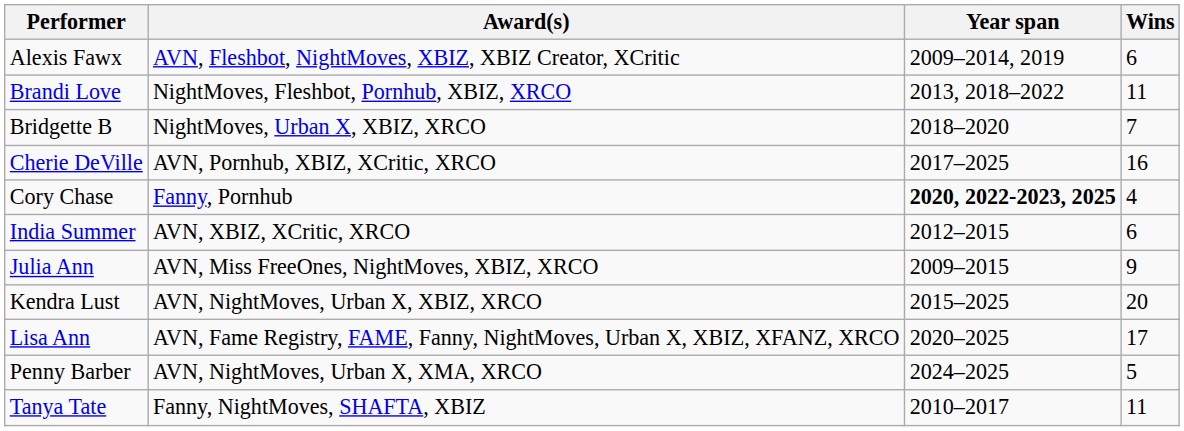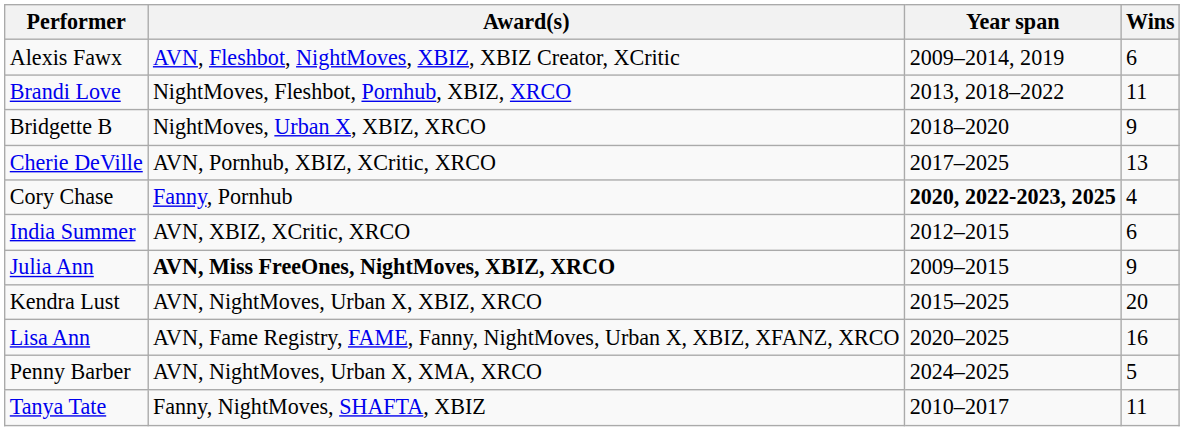(1131, 127) 7 -> (1131, 127) 9
(1137, 162) 16 -> (1137, 162) 13
(376, 267) normal -> (384, 267) bold
(1137, 337) 17 -> (1137, 337) 16
